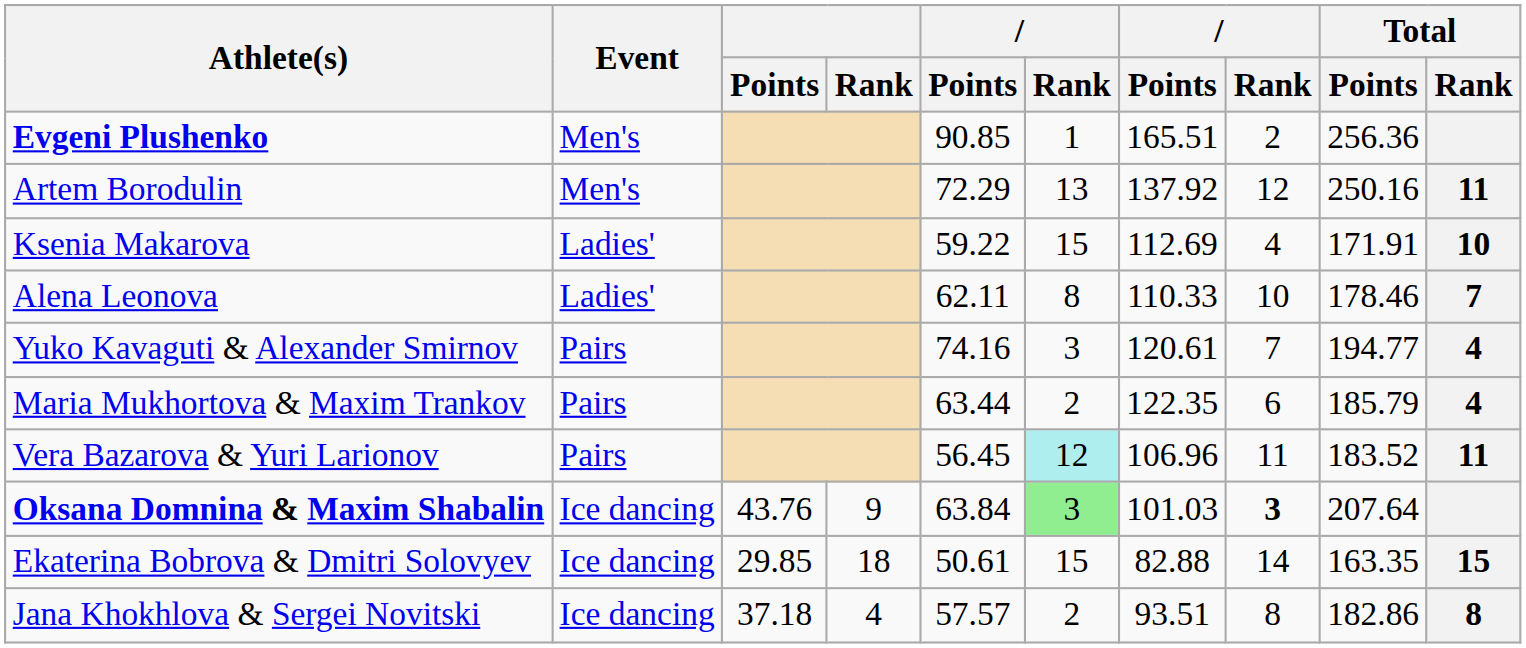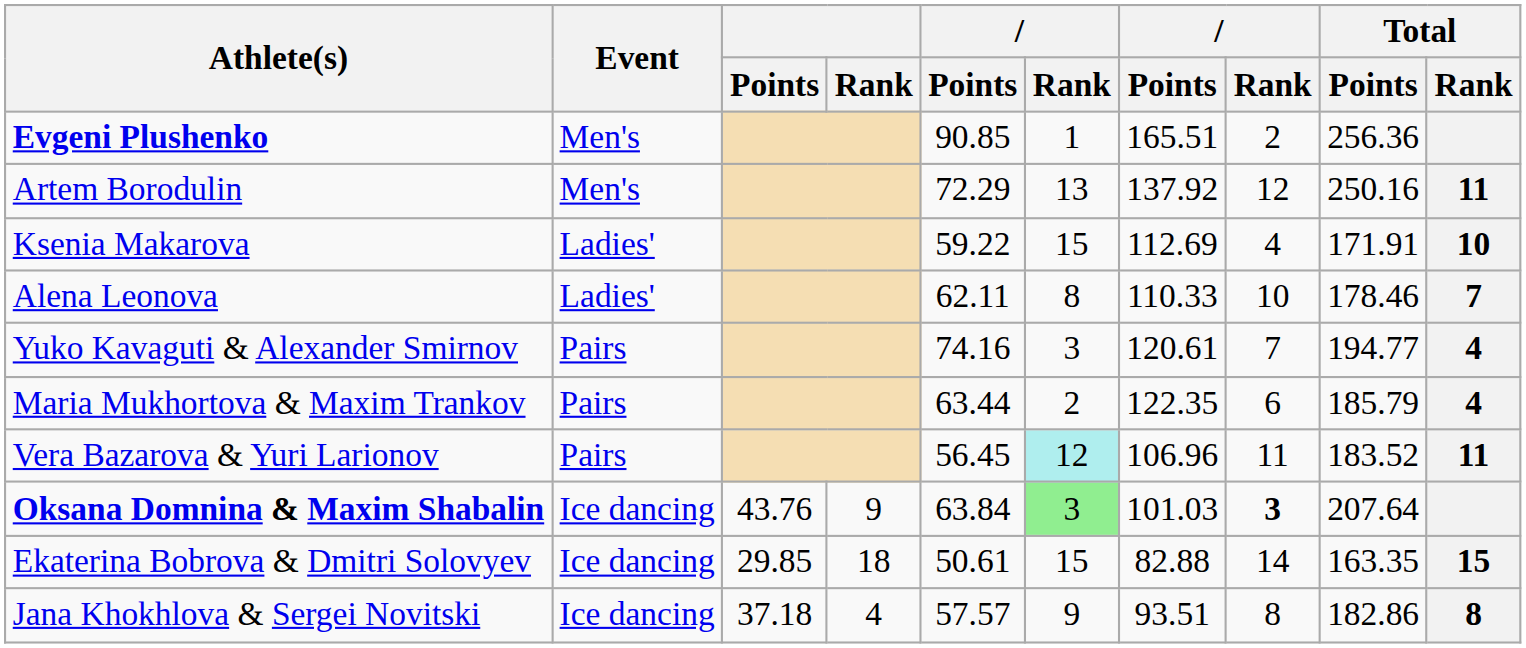(1072, 614) 2 -> (1072, 614) 9
